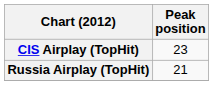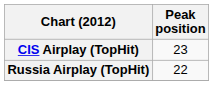(180, 70) 21 -> (180, 70) 22
